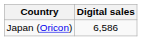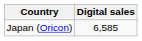(106, 28) 6,586 -> (106, 28) 6,585
